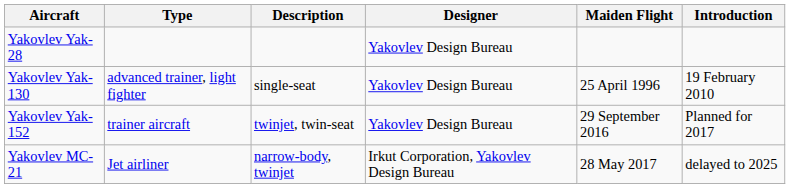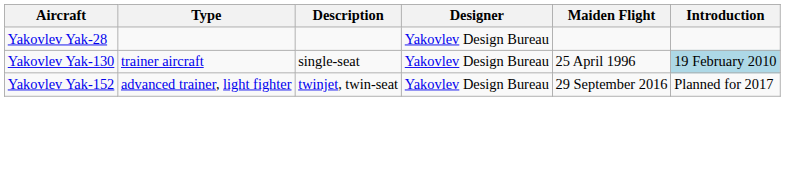(172, 85) advanced trainer, light fighter -> (162, 61) trainer aircraft
(720, 85) no background -> (725, 61) lightblue background
(149, 124) trainer aircraft -> (206, 84) advanced trainer, light fighter
- row: (50, 163)
